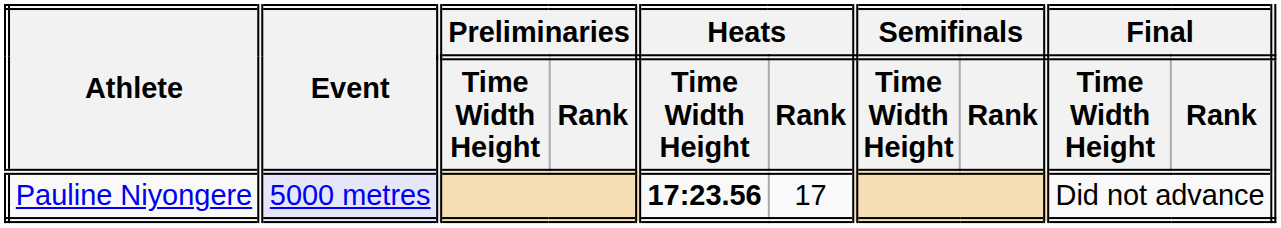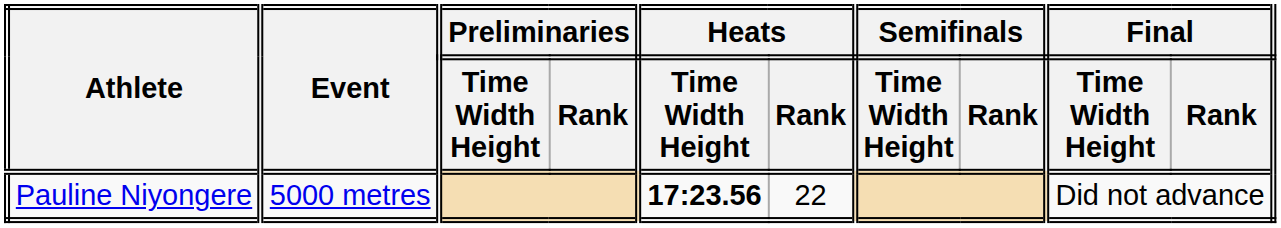(350, 196) lavender background -> (350, 196) no background
(811, 196) 17 -> (811, 196) 22
